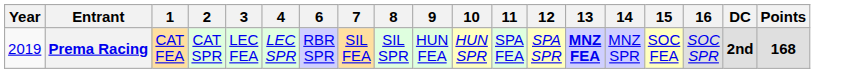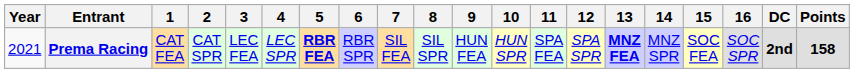+ column: (319, 16)
(25, 48) 2019 -> (25, 48) 2021
(783, 48) 168 -> (823, 48) 158
